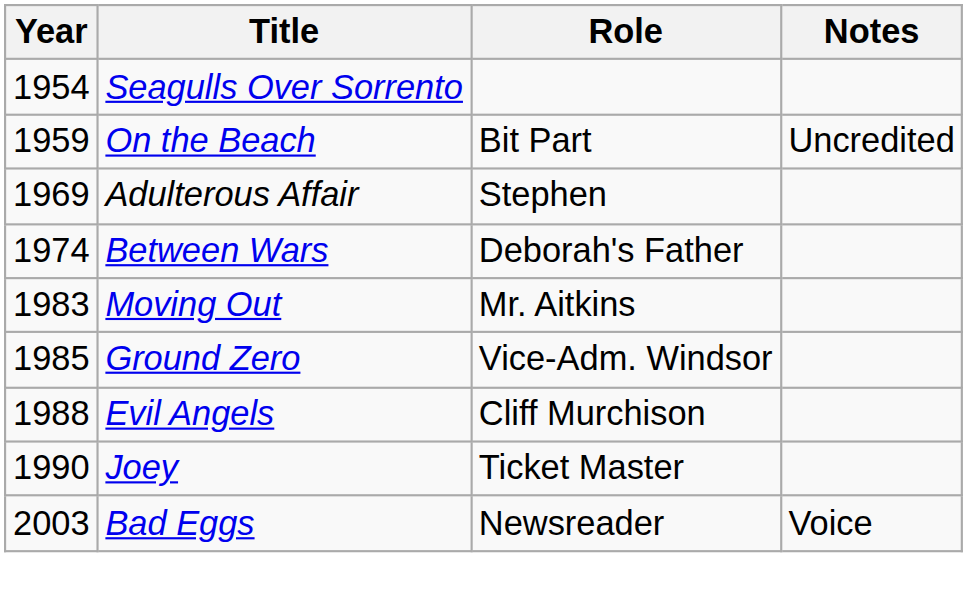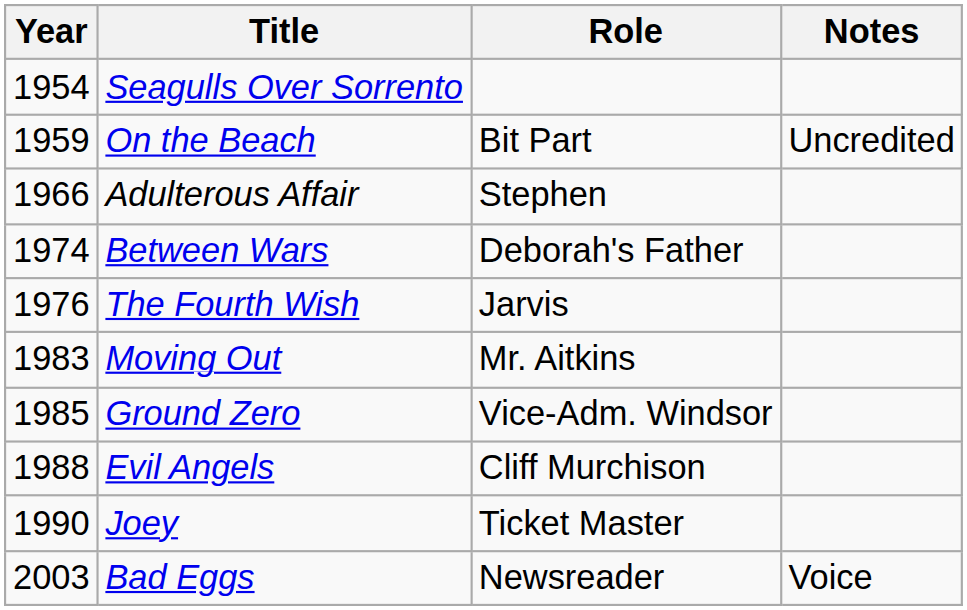(51, 195) 1969 -> (51, 195) 1966
+ row: (232, 304)
